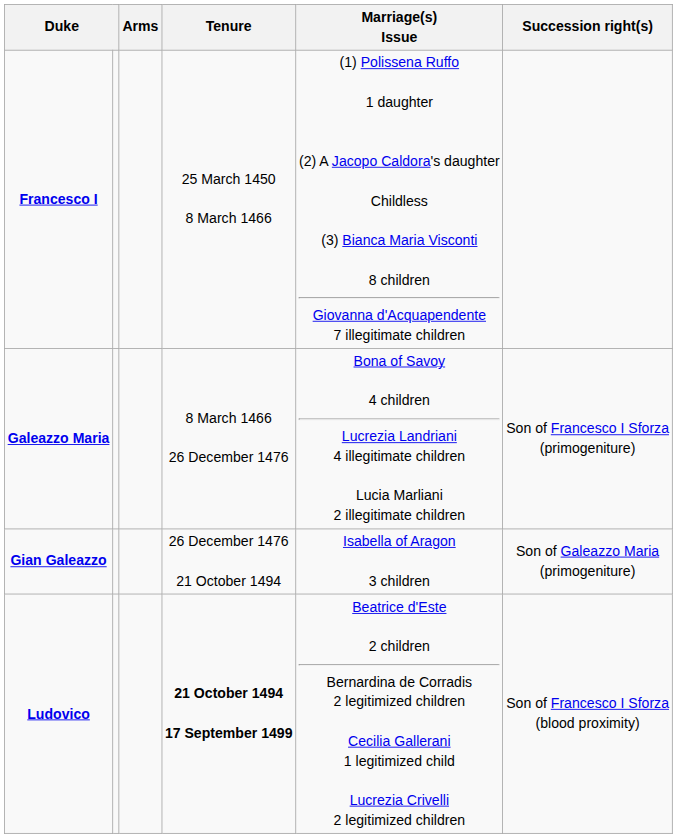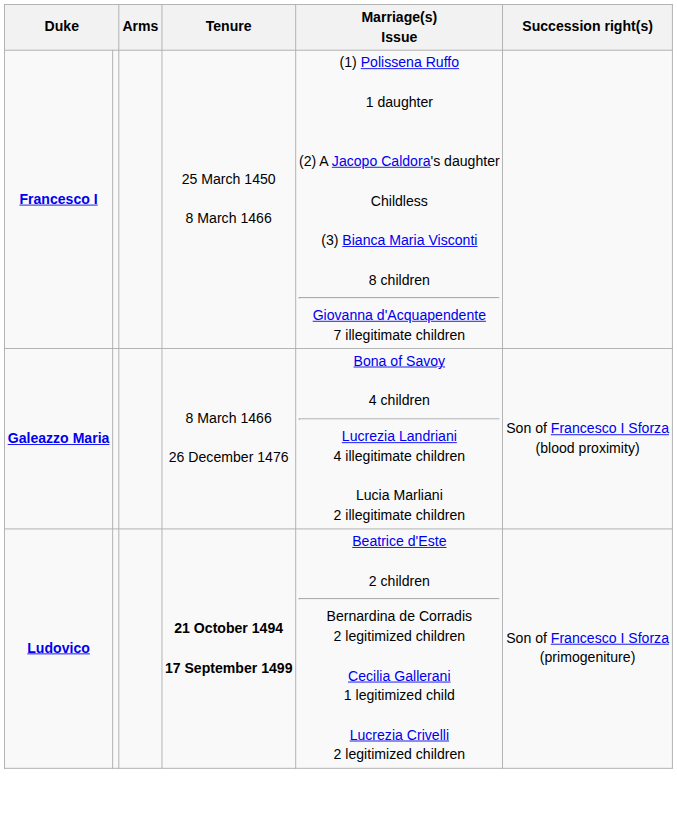(588, 438) Son of Francesco I Sforza (primogeniture) -> (588, 438) Son of Francesco I Sforza (blood proximity)
- row: (59, 561)
(588, 713) Son of Francesco I Sforza (blood proximity) -> (588, 648) Son of Francesco I Sforza (primogeniture)
